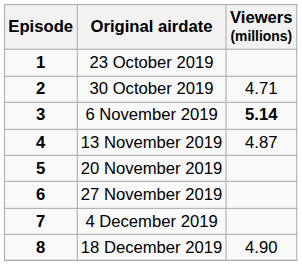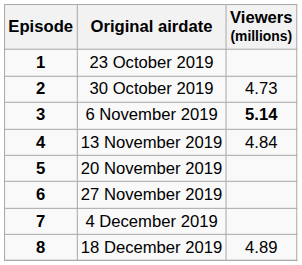(261, 89) 4.71 -> (261, 89) 4.73
(261, 141) 4.87 -> (261, 141) 4.84
(261, 247) 4.90 -> (261, 247) 4.89
